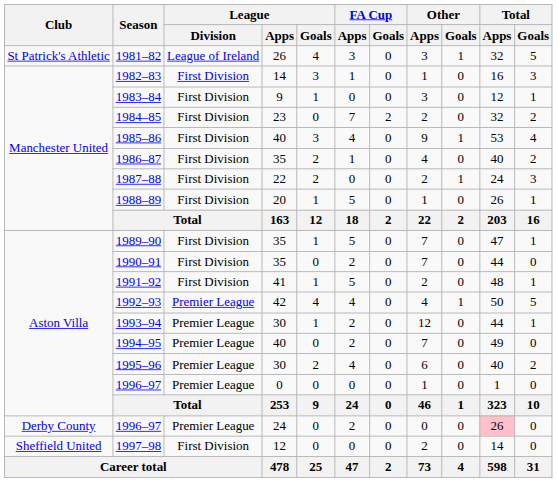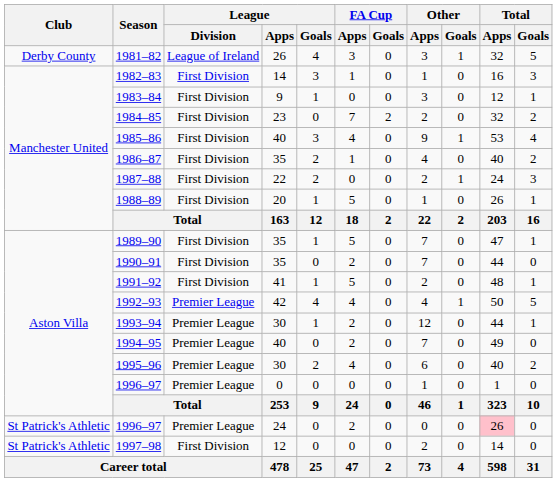(59, 55) St Patrick's Athletic -> (59, 55) Derby County
(59, 425) Derby County -> (59, 425) St Patrick's Athletic
(59, 446) Sheffield United -> (59, 446) St Patrick's Athletic
